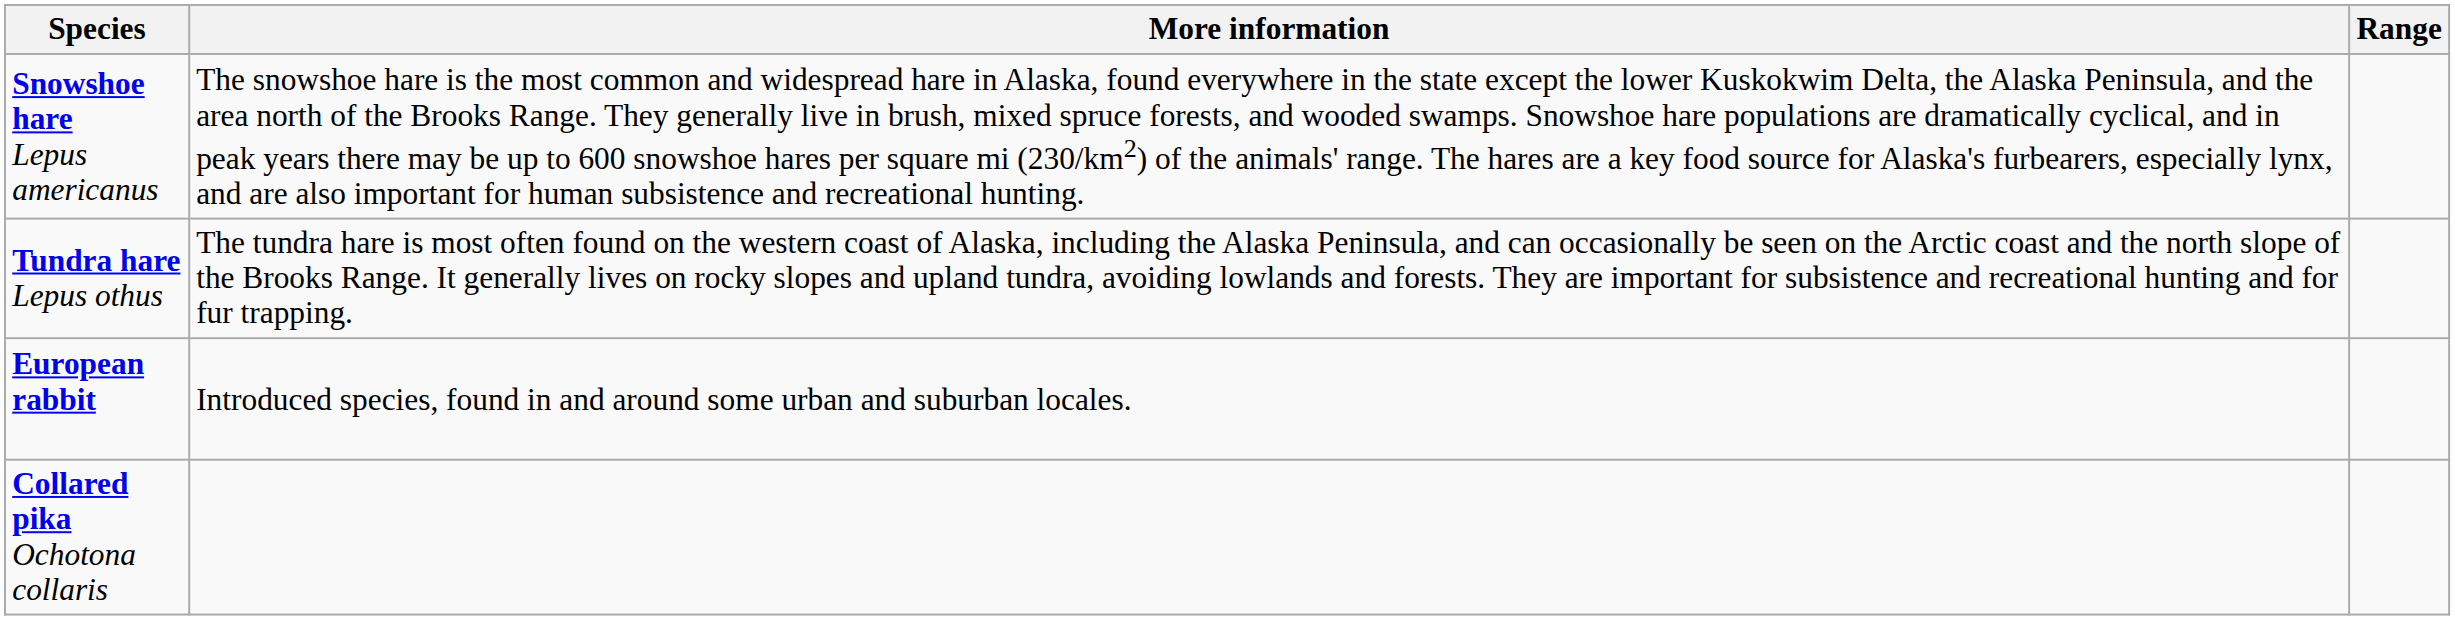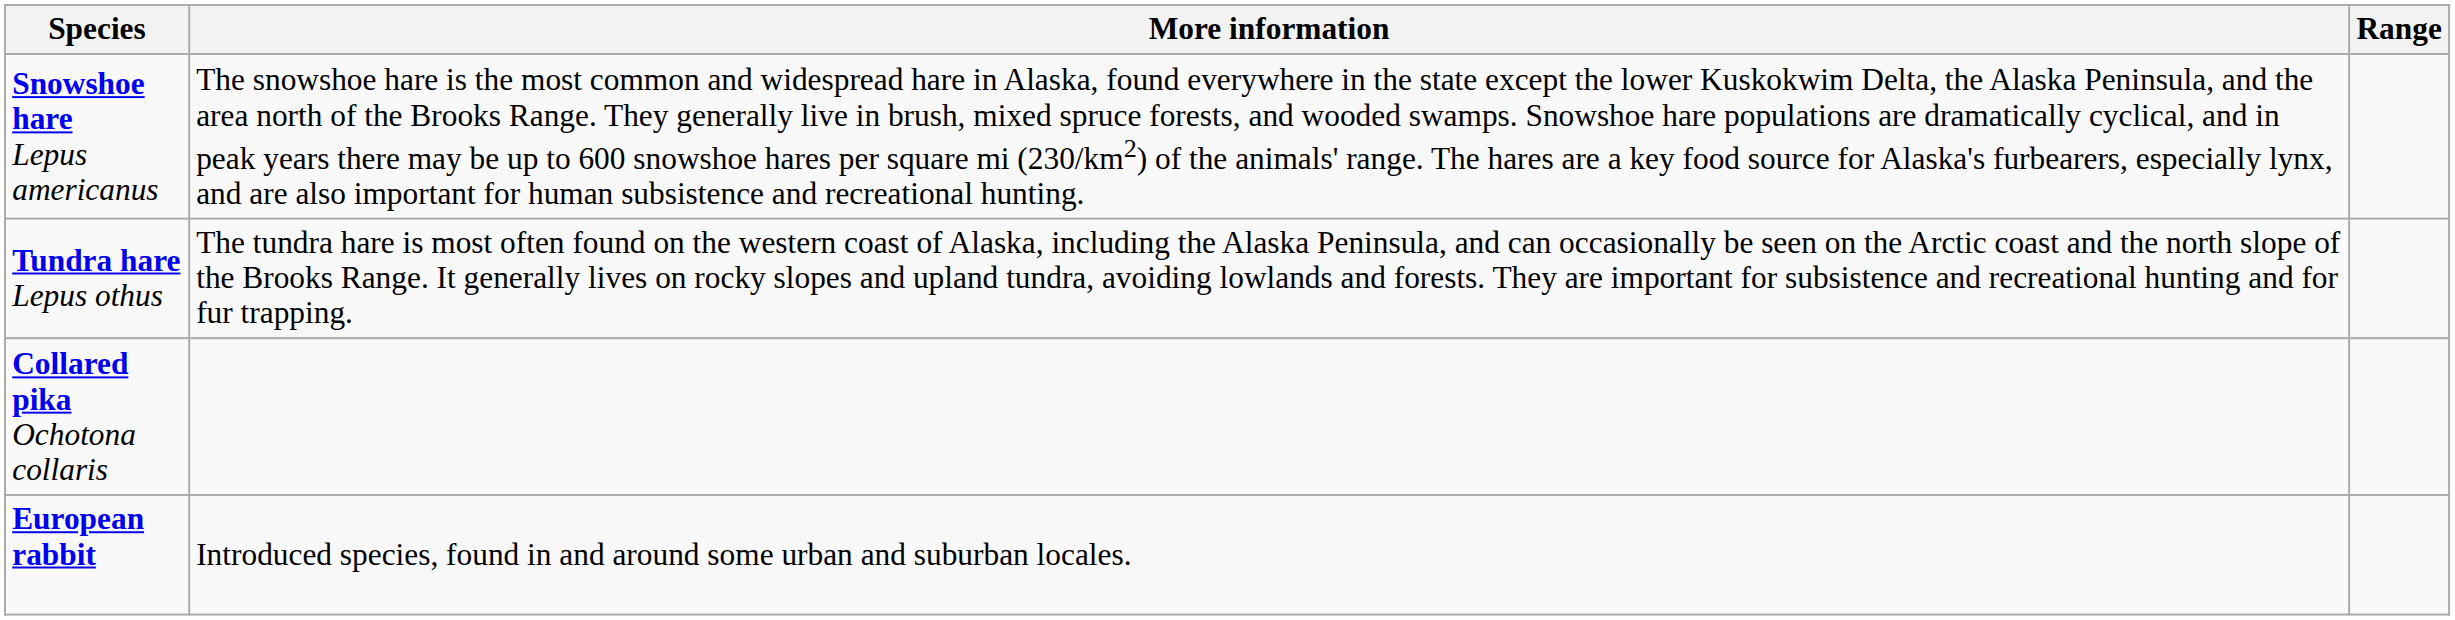rows swapped: (74, 536) <-> (78, 381)
